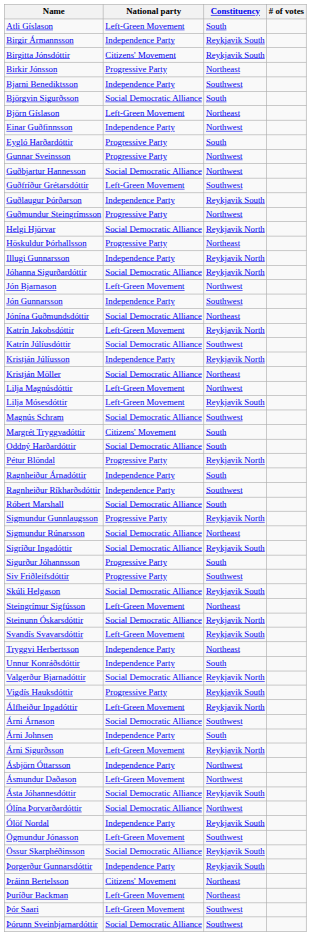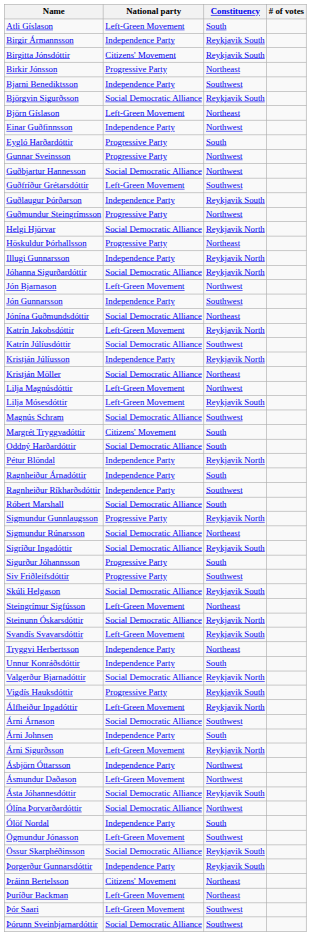(216, 99) South -> (235, 99) Reykjavik South
(136, 461) Progressive Party -> (140, 461) Independence Party
(235, 823) Reykjavik South -> (216, 823) South
